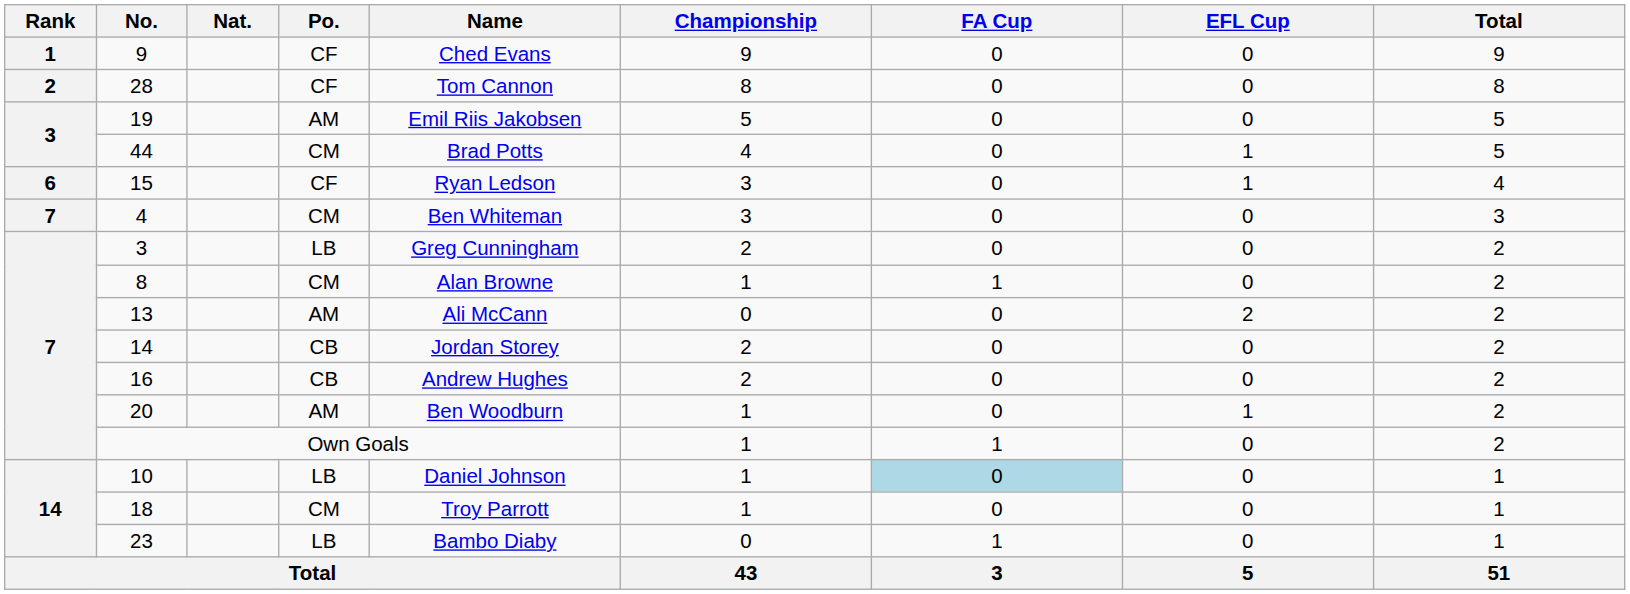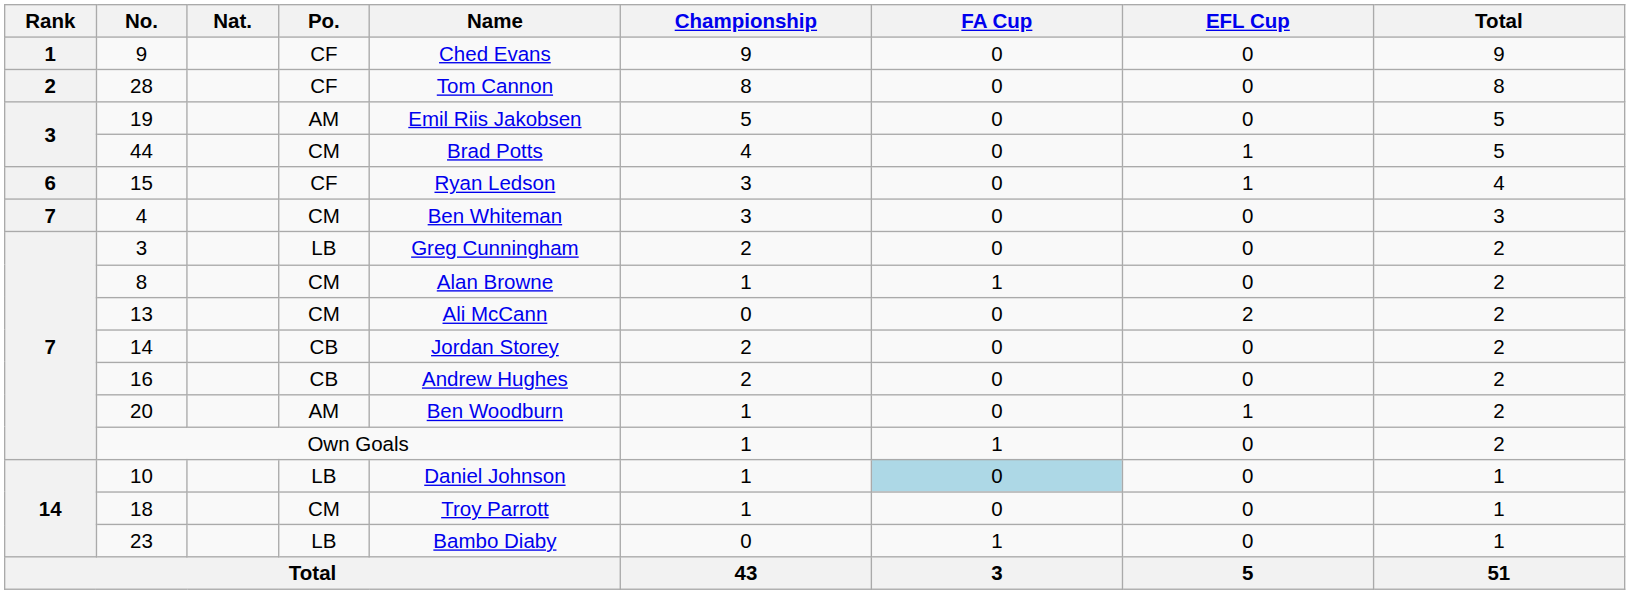(324, 313) AM -> (324, 313) CM
